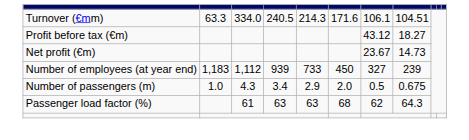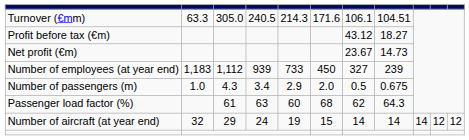(248, 18) 334.0 -> (230, 18) 305.0
(312, 104) 63 -> (294, 104) 60
+ row: (84, 121)
